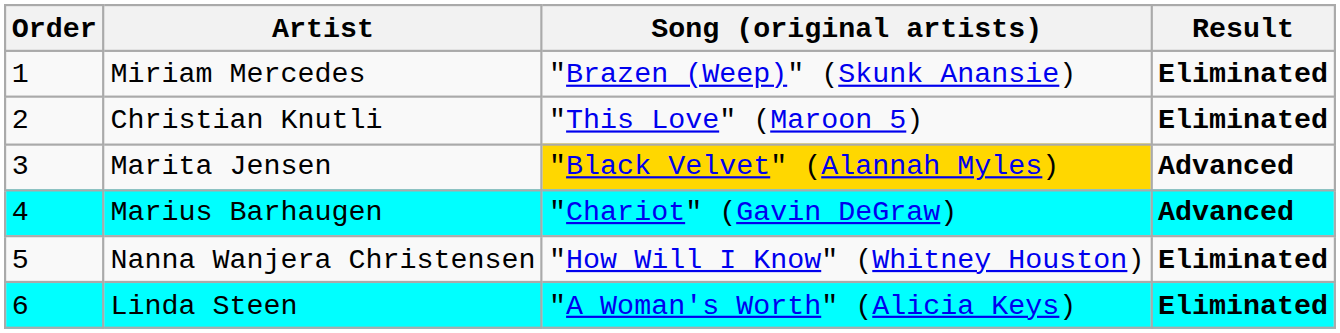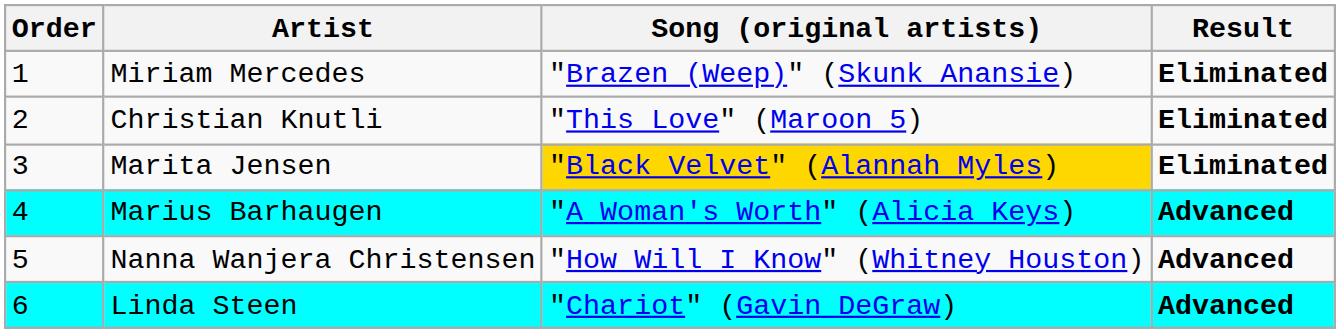(1226, 167) Advanced -> (1243, 167) Eliminated
(753, 213) "Chariot" (Gavin DeGraw) -> (813, 213) "A Woman's Worth" (Alicia Keys)
(1243, 259) Eliminated -> (1226, 259) Advanced
(813, 305) "A Woman's Worth" (Alicia Keys) -> (753, 305) "Chariot" (Gavin DeGraw)
(1243, 305) Eliminated -> (1226, 305) Advanced
